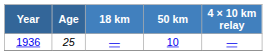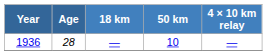(69, 42) 25 -> (69, 42) 28
